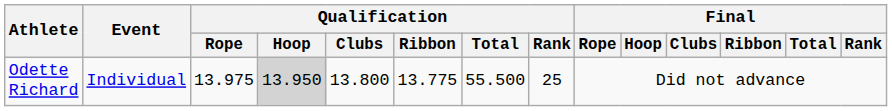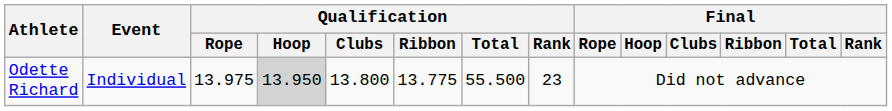(552, 81) 25 -> (552, 81) 23
